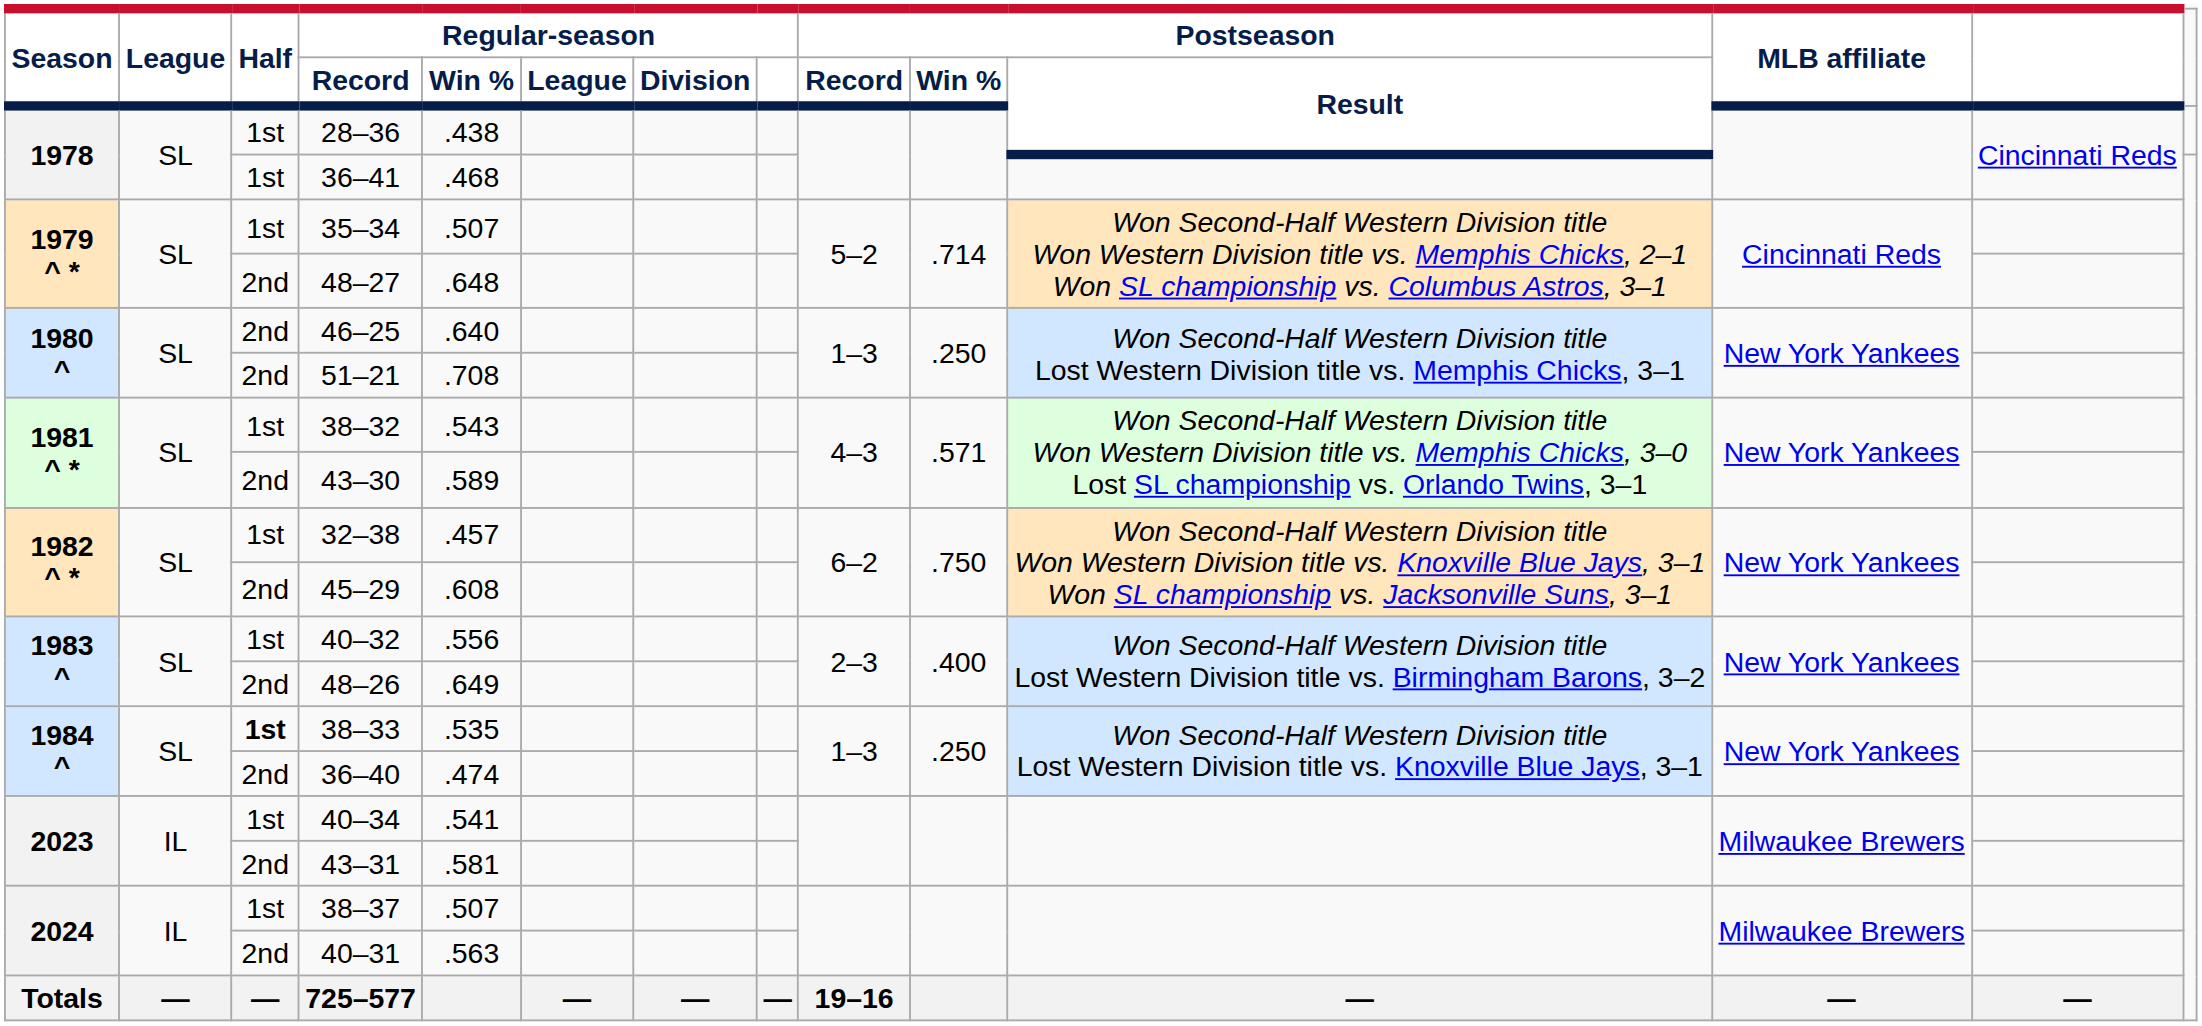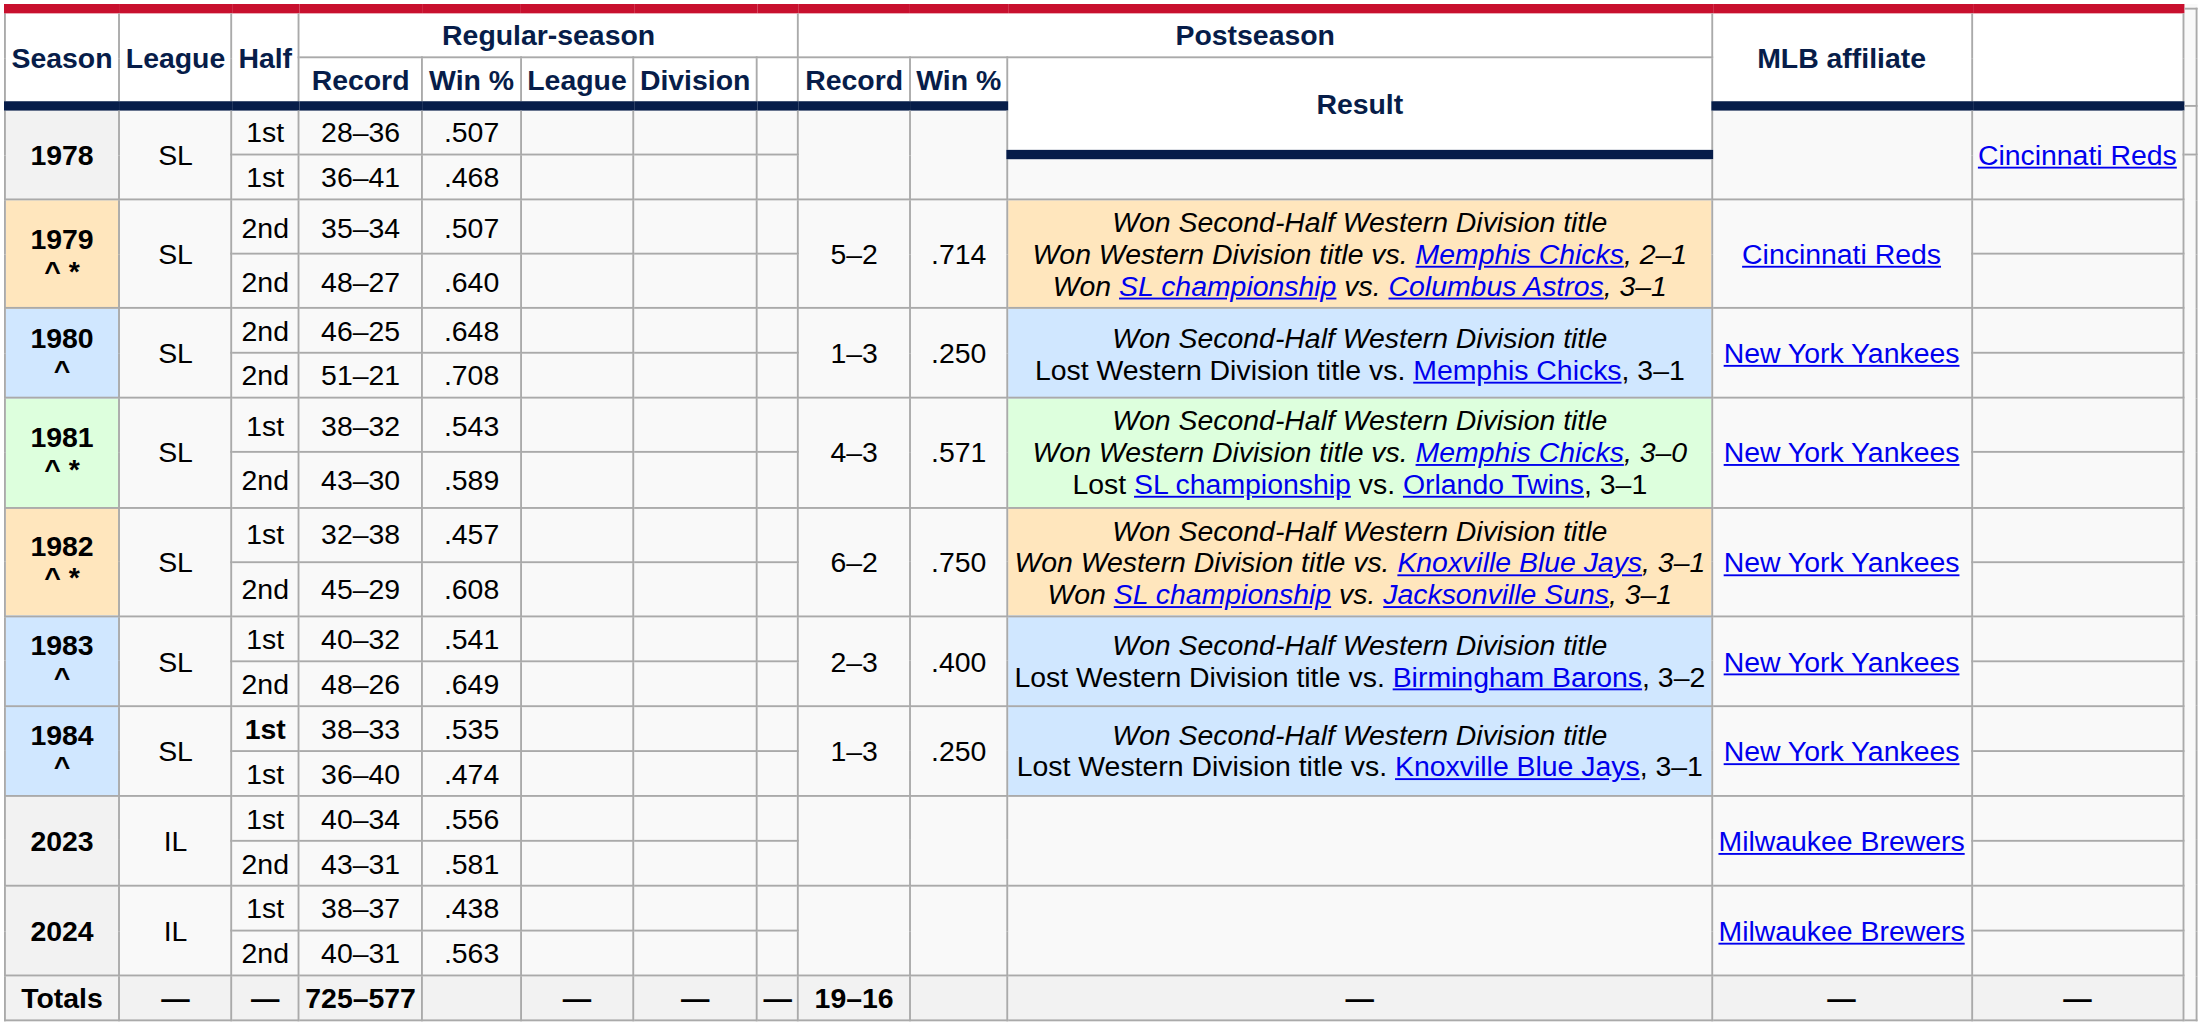(472, 133) .438 -> (472, 133) .507
(265, 227) 1st -> (265, 227) 2nd
(472, 282) .648 -> (472, 282) .640
(472, 331) .640 -> (472, 331) .648
(472, 638) .556 -> (472, 638) .541
(265, 773) 2nd -> (265, 773) 1st
(472, 818) .541 -> (472, 818) .556
(472, 908) .507 -> (472, 908) .438
